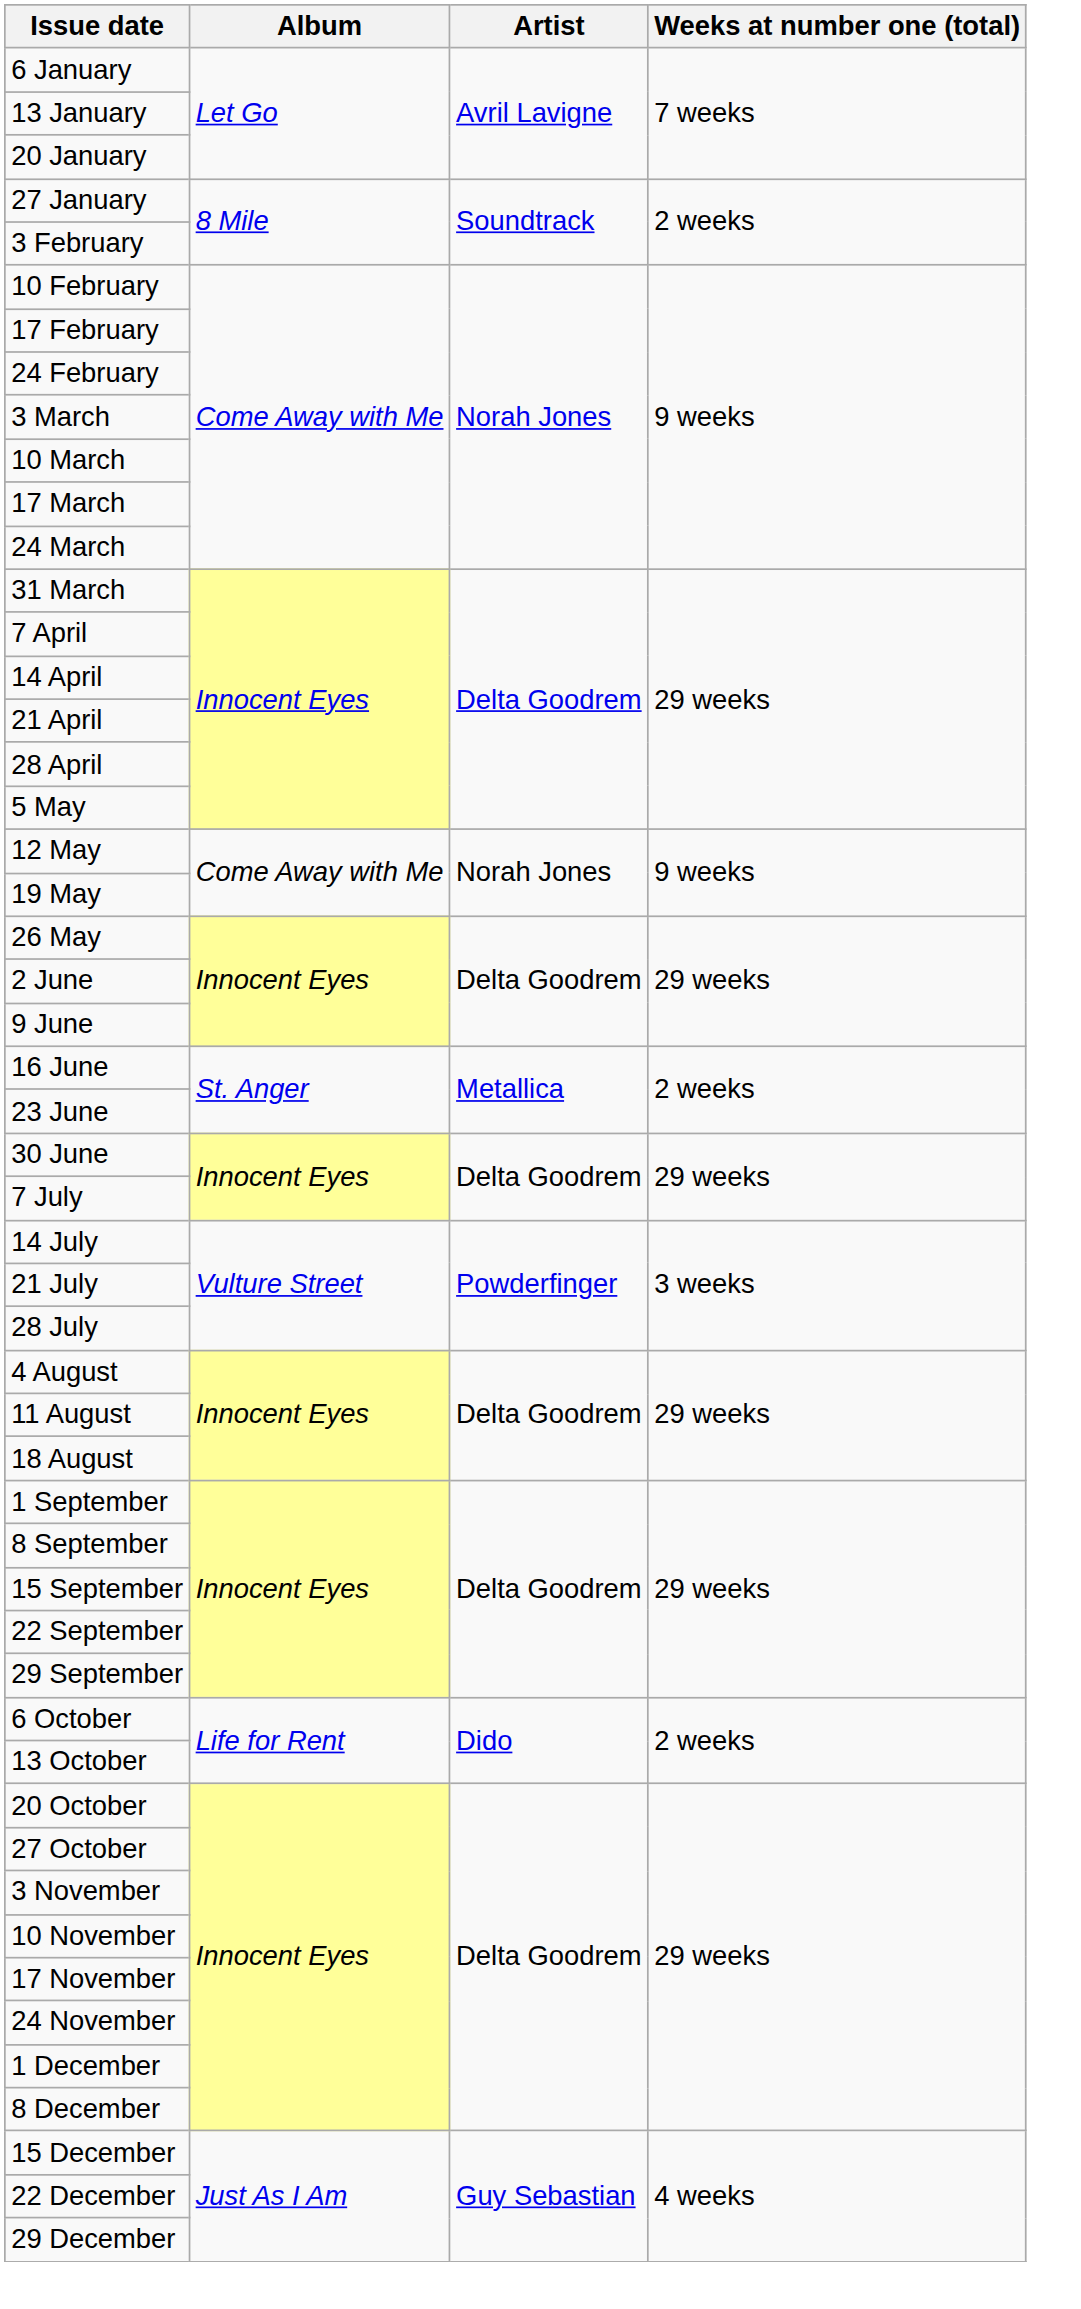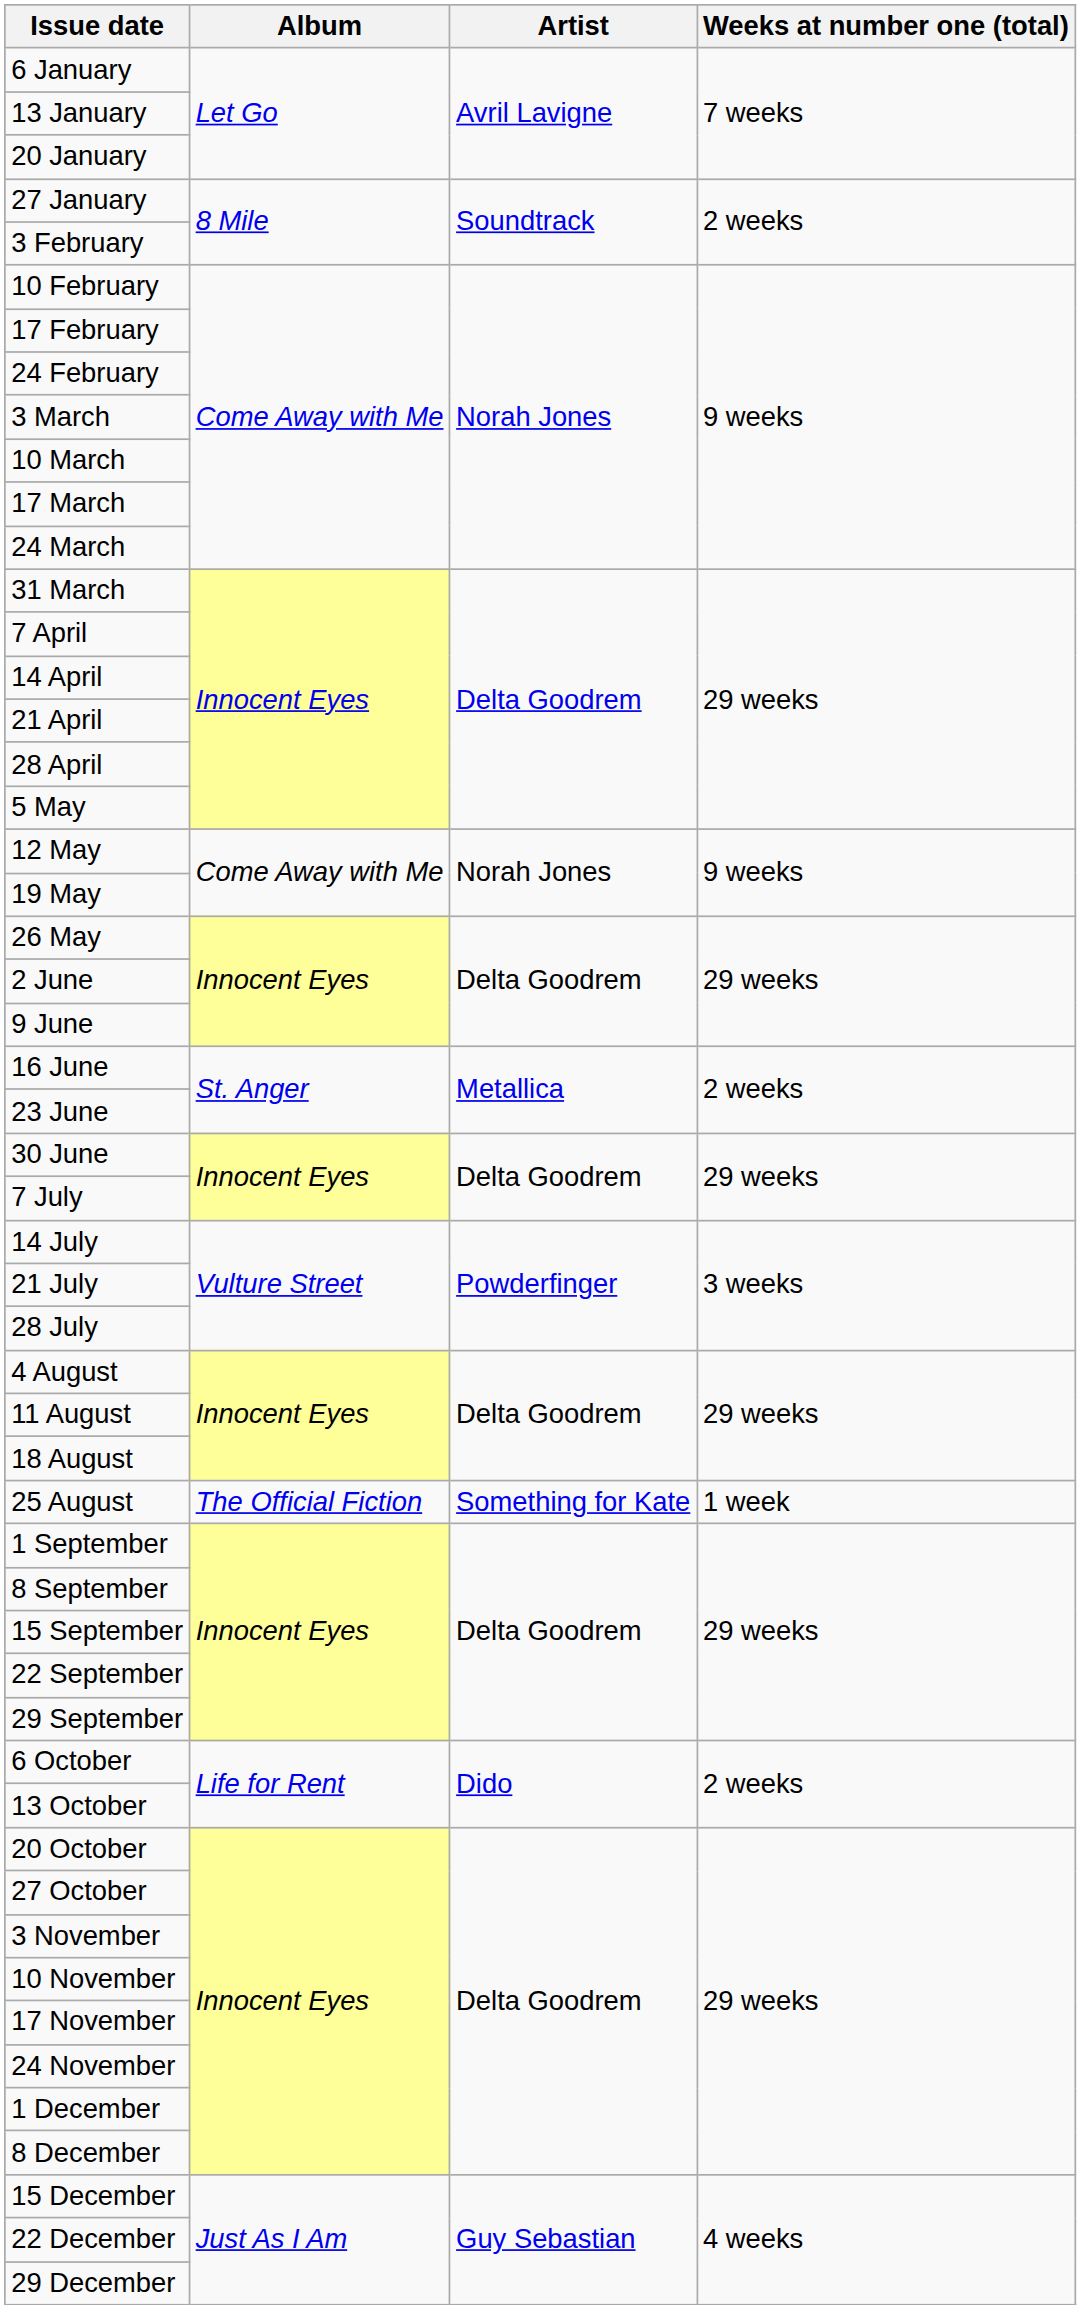+ row: (72, 1501)
